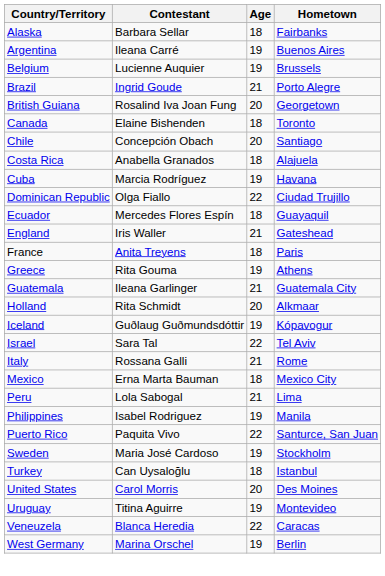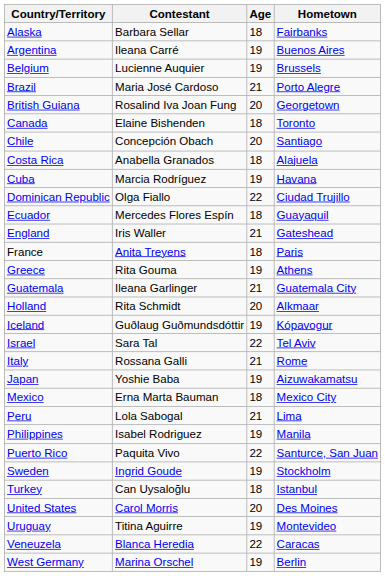(148, 87) Ingrid Goude -> (167, 87) Maria José Cardoso
+ row: (23, 379)
(167, 453) Maria José Cardoso -> (148, 471) Ingrid Goude
